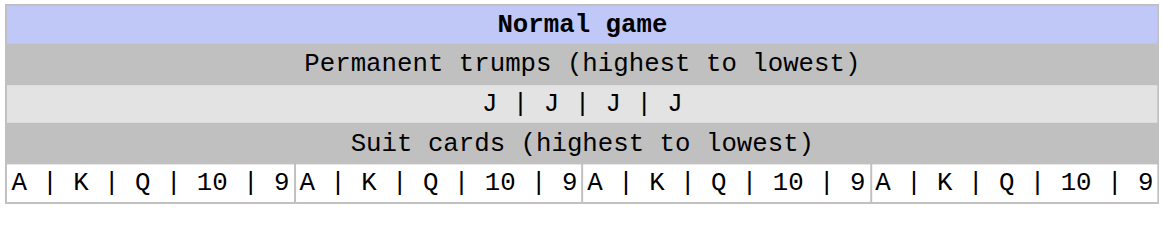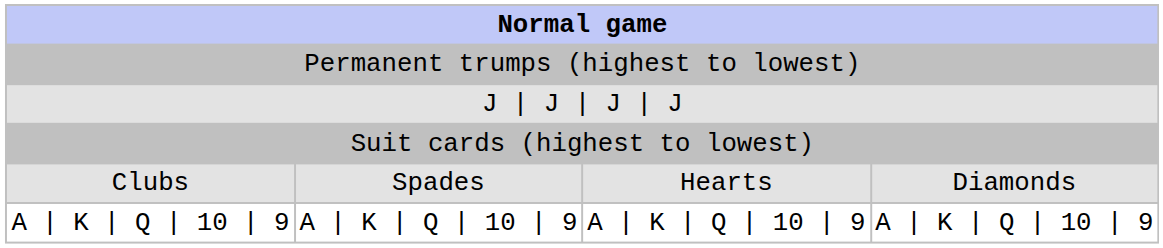+ row: (150, 183)
